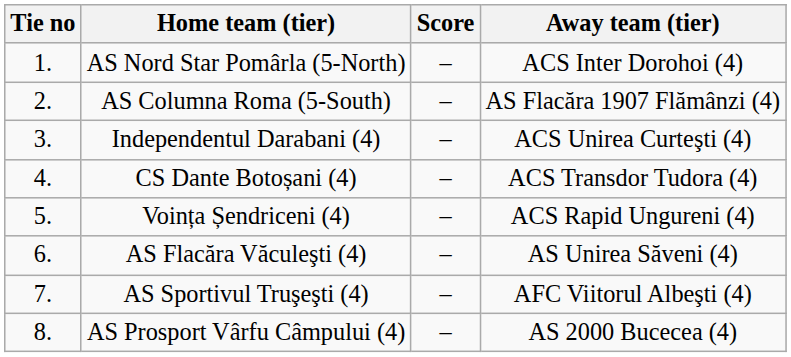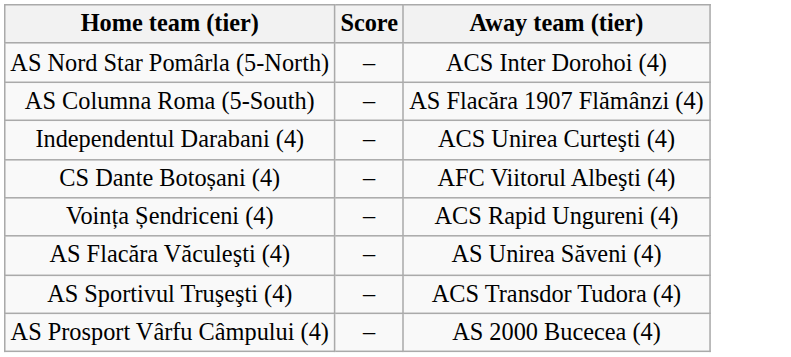- column: (43, 23)
(633, 178) ACS Transdor Tudora (4) -> (556, 178) AFC Viitorul Albeşti (4)
(633, 293) AFC Viitorul Albeşti (4) -> (556, 293) ACS Transdor Tudora (4)
